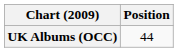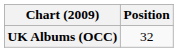(147, 36) 44 -> (147, 36) 32
